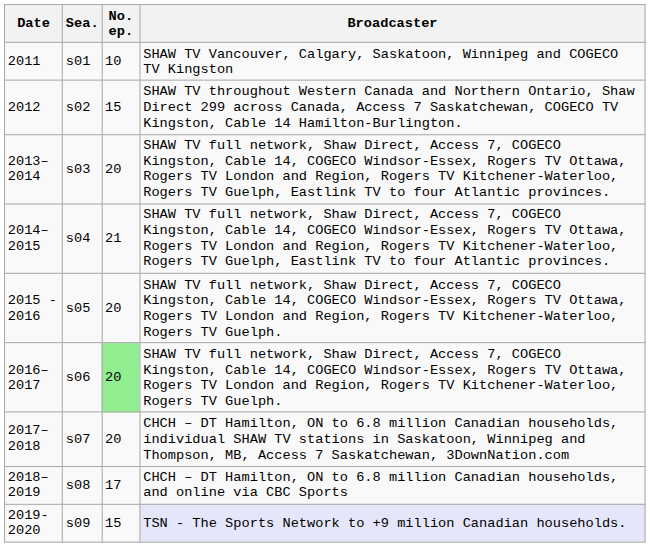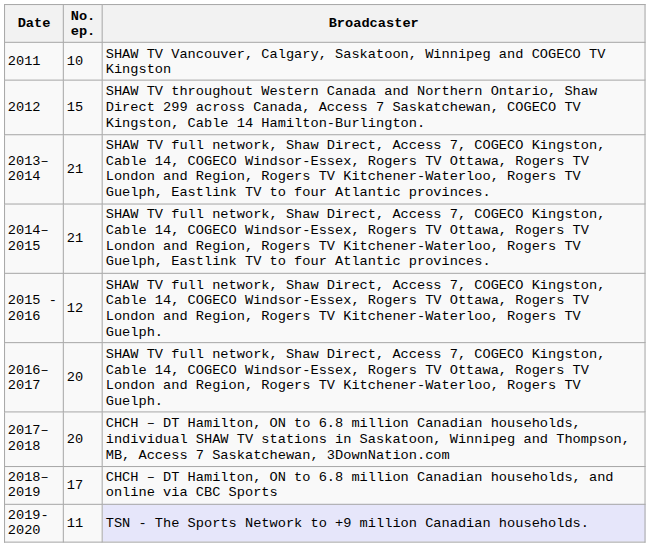- column: (82, 24)
(113, 169) 20 -> (75, 169) 21
(113, 308) 20 -> (75, 308) 12
(113, 378) lightgreen background -> (75, 378) no background
(113, 523) 15 -> (75, 523) 11
